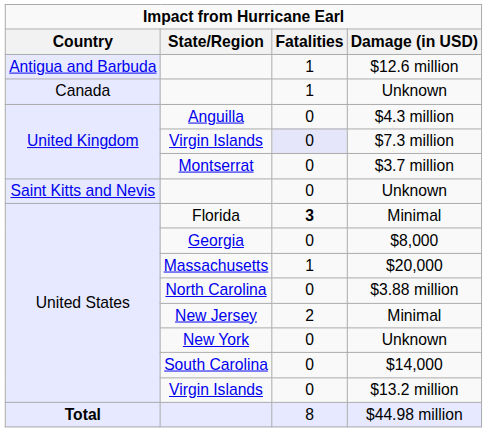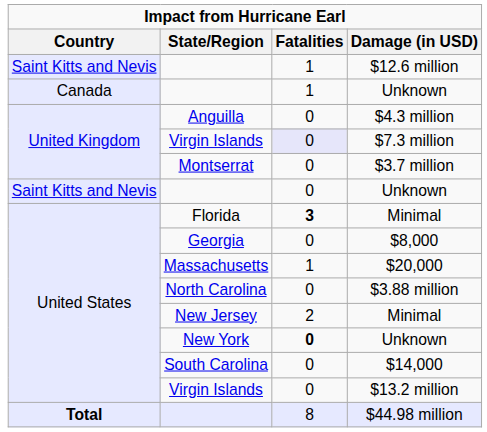(83, 66) Antigua and Barbuda -> (84, 66) Saint Kitts and Nevis
(310, 340) normal -> (310, 340) bold
